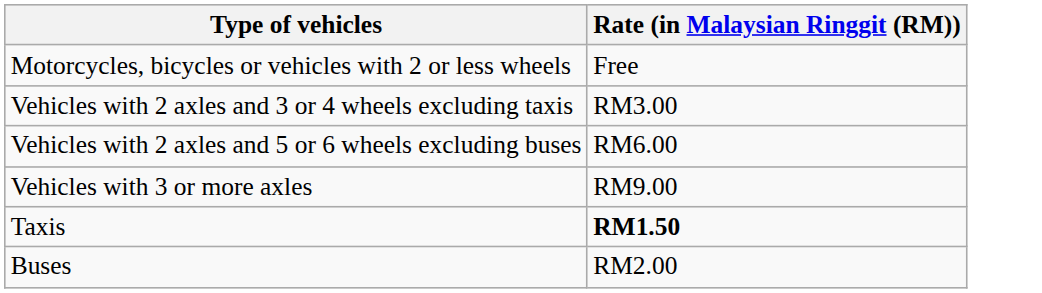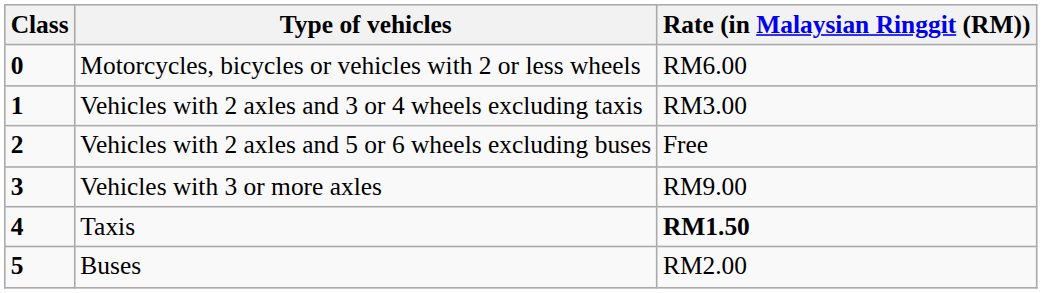+ column: (40, 24)
(616, 65) Free -> (705, 65) RM6.00
(635, 145) RM6.00 -> (686, 145) Free
